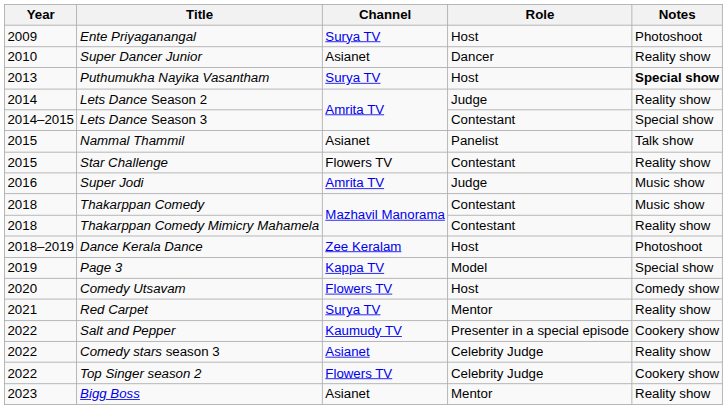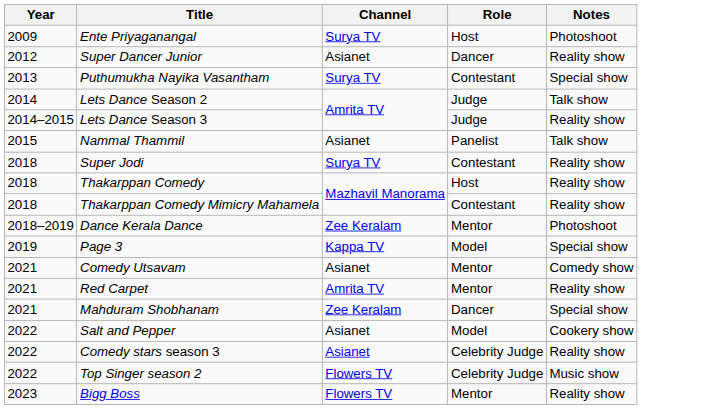(22, 57) 2010 -> (22, 57) 2012
(465, 78) Host -> (483, 78) Contestant
(677, 78) bold -> (589, 78) normal
(673, 99) Reality show -> (579, 99) Talk show
(483, 120) Contestant -> (469, 120) Judge
(674, 120) Special show -> (587, 120) Reality show
- row: (124, 162)
(22, 183) 2016 -> (22, 162) 2018
(355, 183) Amrita TV -> (353, 162) Surya TV
(469, 183) Judge -> (483, 162) Contestant
(670, 183) Music show -> (587, 162) Reality show
(483, 204) Contestant -> (465, 183) Host
(670, 204) Music show -> (587, 183) Reality show
(465, 246) Host -> (472, 225) Mentor
(22, 288) 2020 -> (22, 267) 2021
(359, 288) Flowers TV -> (347, 267) Asianet
(465, 288) Host -> (472, 267) Mentor
(353, 309) Surya TV -> (355, 288) Amrita TV
+ row: (149, 309)
(364, 330) Kaumudy TV -> (347, 330) Asianet
(540, 330) Presenter in a special episode -> (469, 330) Model
(677, 373) Cookery show -> (584, 373) Music show
(347, 394) Asianet -> (359, 394) Flowers TV
